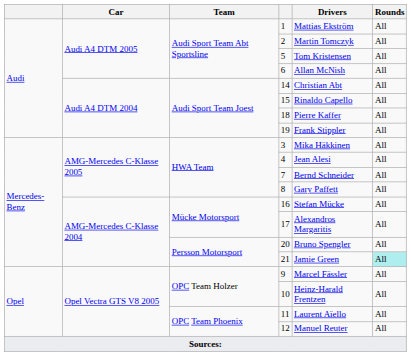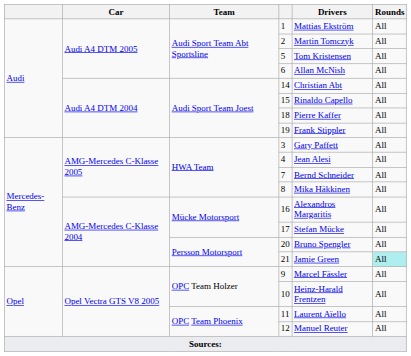(322, 144) Mika Häkkinen -> (316, 144) Gary Paffett
(316, 189) Gary Paffett -> (322, 189) Mika Häkkinen
(319, 204) Stefan Mücke -> (315, 209) Alexandros Margaritis
(315, 224) Alexandros Margaritis -> (319, 229) Stefan Mücke
